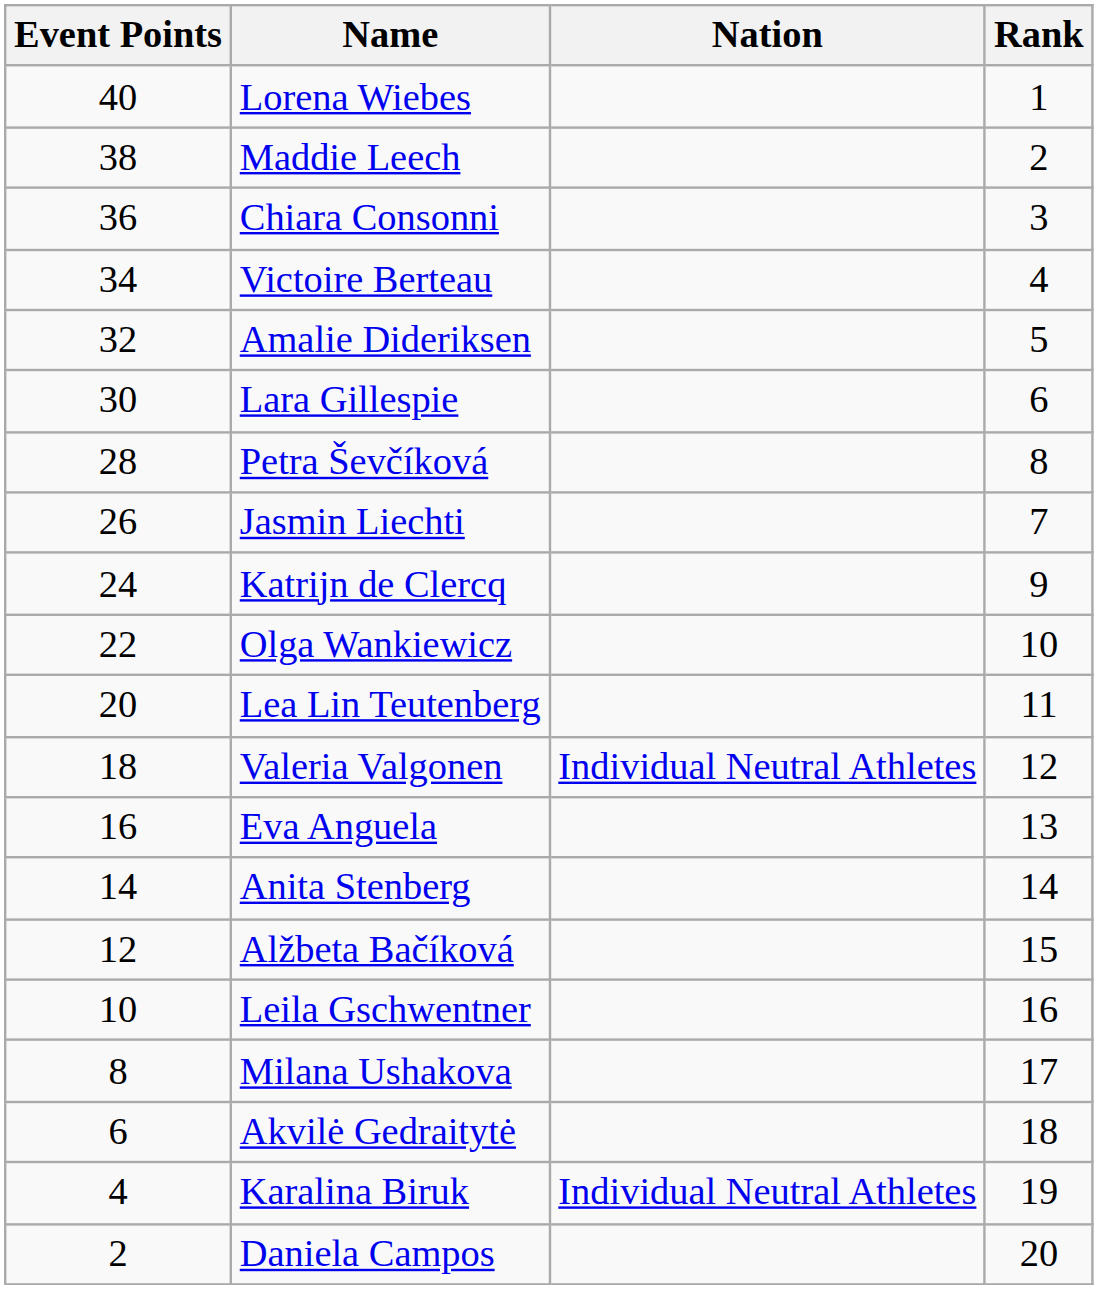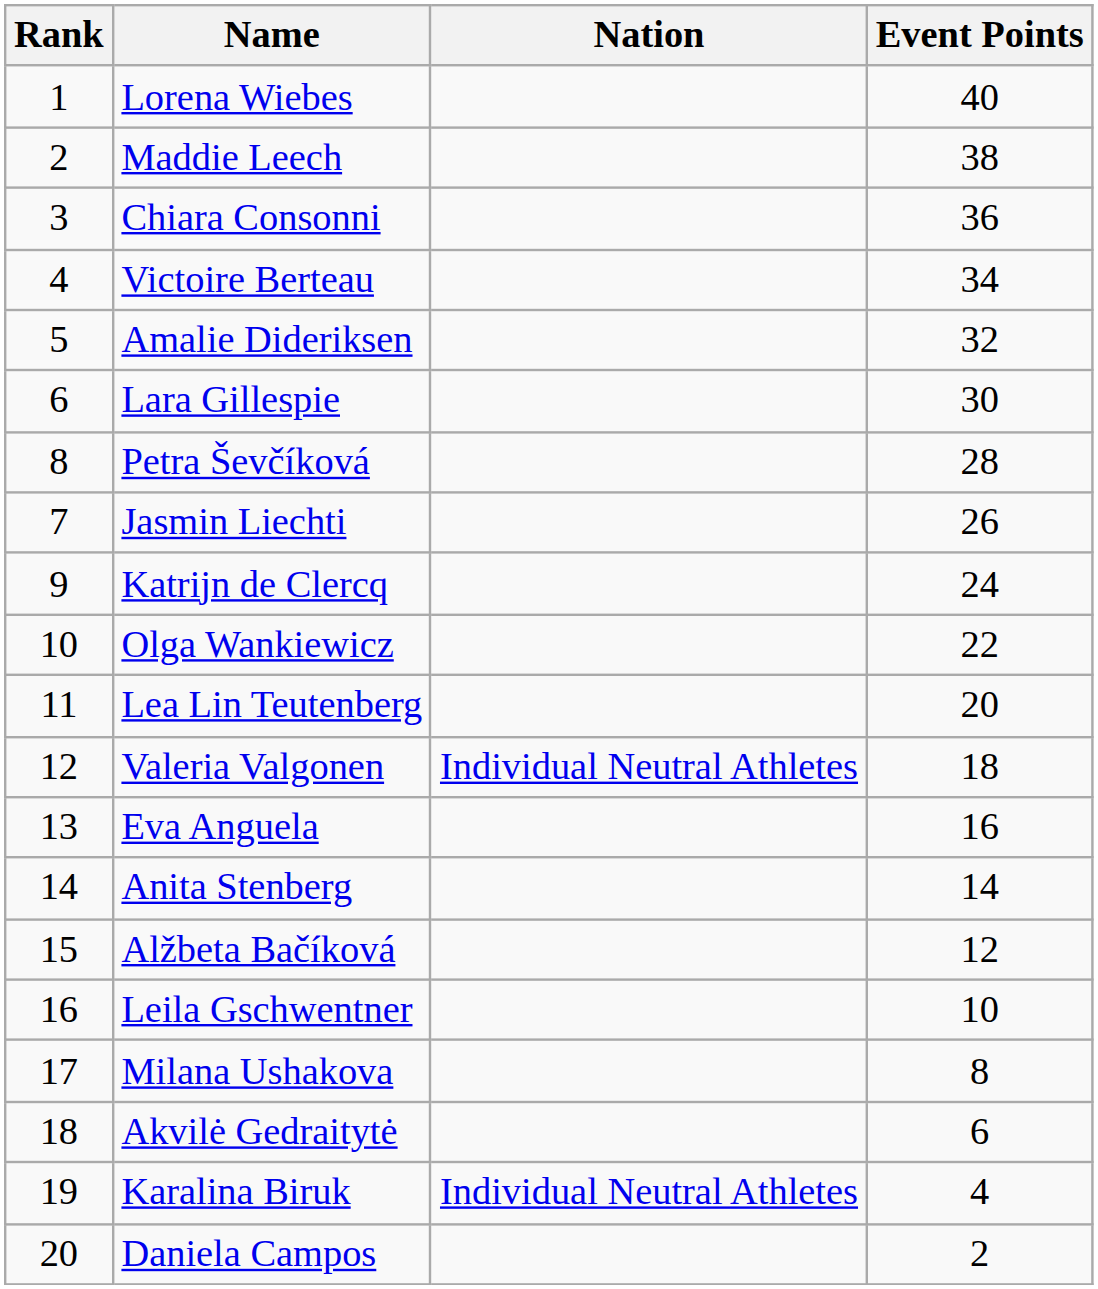columns swapped: (1039, 34) <-> (118, 34)
